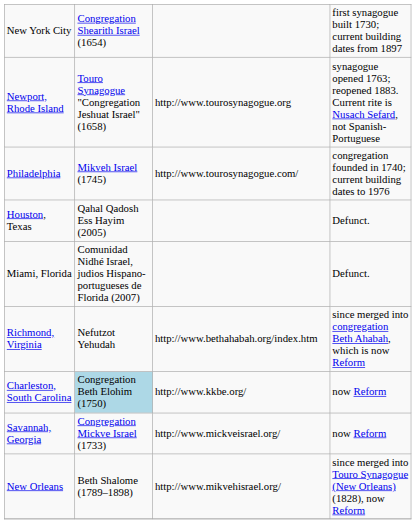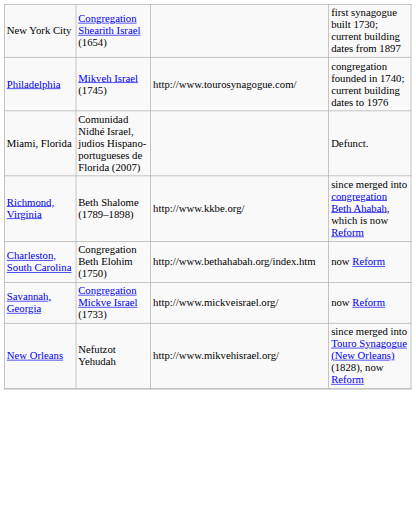- row: (35, 102)
- row: (26, 220)
(96, 339) Nefutzot Yehudah -> (108, 208) Beth Shalome (1789–1898)
(236, 339) http://www.bethahabah.org/index.htm -> (199, 208) http://www.kkbe.org/
(107, 392) lightblue background -> (107, 261) no background
(201, 392) http://www.kkbe.org/ -> (234, 261) http://www.bethahabah.org/index.htm
(108, 486) Beth Shalome (1789–1898) -> (97, 356) Nefutzot Yehudah
